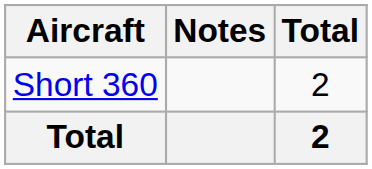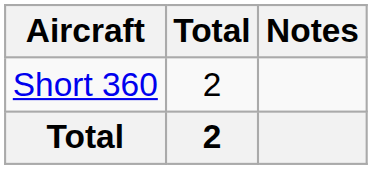columns swapped: (320, 31) <-> (220, 31)
